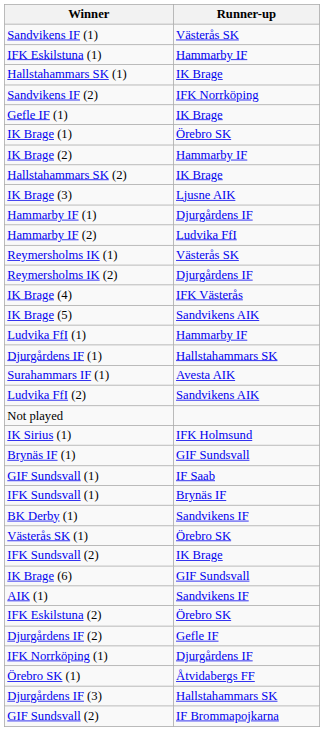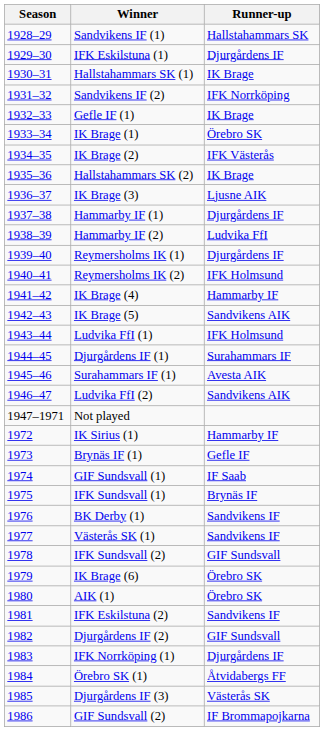+ column: (38, 14)
(207, 34) Västerås SK -> (258, 34) Hallstahammars SK
(212, 54) Hammarby IF -> (245, 54) Djurgårdens IF
(212, 154) Hammarby IF -> (240, 154) IFK Västerås
(207, 255) Västerås SK -> (245, 255) Djurgårdens IF
(214, 275) Djurgårdens IF -> (245, 275) IFK Holmsund
(209, 295) IFK Västerås -> (243, 295) Hammarby IF
(212, 335) Hammarby IF -> (245, 335) IFK Holmsund
(227, 355) Hallstahammars SK -> (249, 355) Surahammars IF
(214, 435) IFK Holmsund -> (243, 435) Hammarby IF
(213, 455) GIF Sundsvall -> (228, 455) Gefle IF
(204, 535) Örebro SK -> (243, 535) Sandvikens IF
(199, 555) IK Brage -> (244, 555) GIF Sundsvall
(213, 575) GIF Sundsvall -> (235, 575) Örebro SK
(212, 595) Sandvikens IF -> (235, 595) Örebro SK
(204, 615) Örebro SK -> (243, 615) Sandvikens IF
(197, 635) Gefle IF -> (244, 635) GIF Sundsvall
(227, 696) Hallstahammars SK -> (238, 696) Västerås SK
